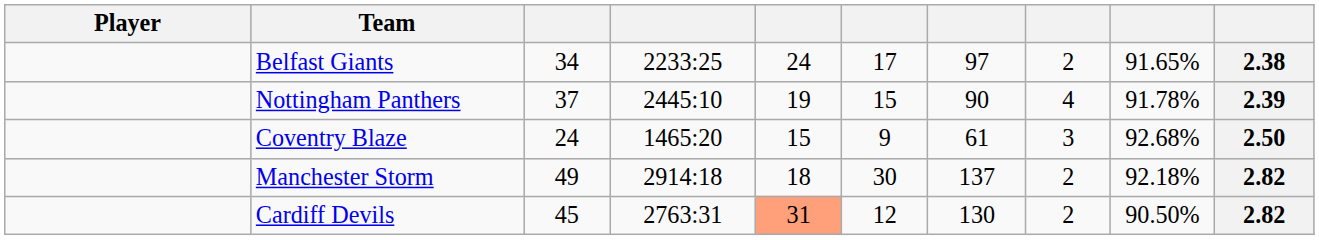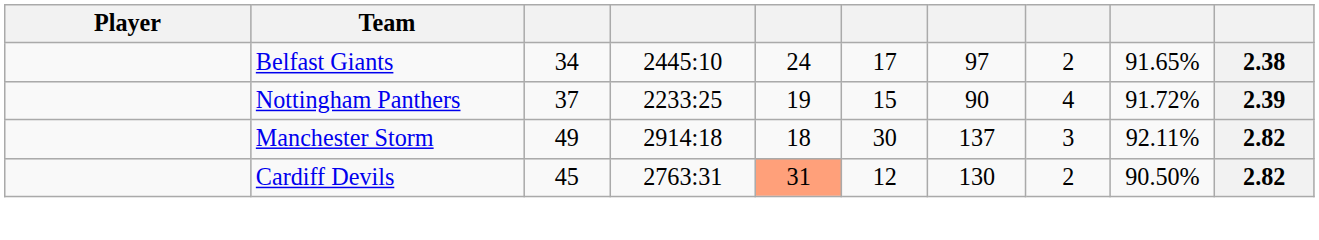(683, 61) 2233:25 -> (683, 61) 2445:10
(683, 100) 2445:10 -> (683, 100) 2233:25
(1162, 100) 91.78% -> (1162, 100) 91.72%
- row: (331, 138)
(1068, 176) 2 -> (1068, 138) 3
(1162, 176) 92.18% -> (1162, 138) 92.11%
